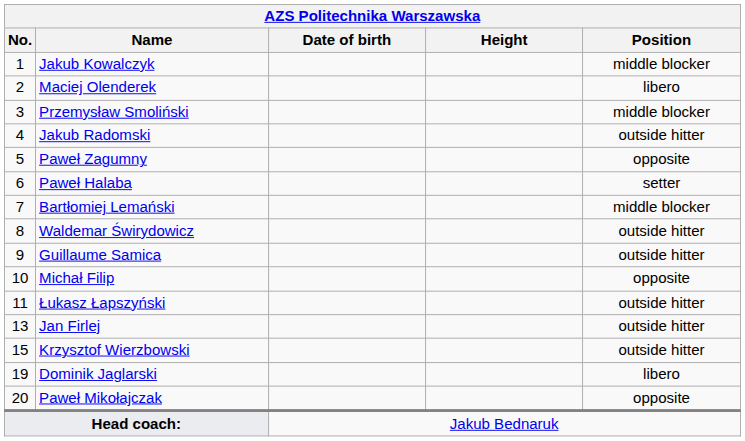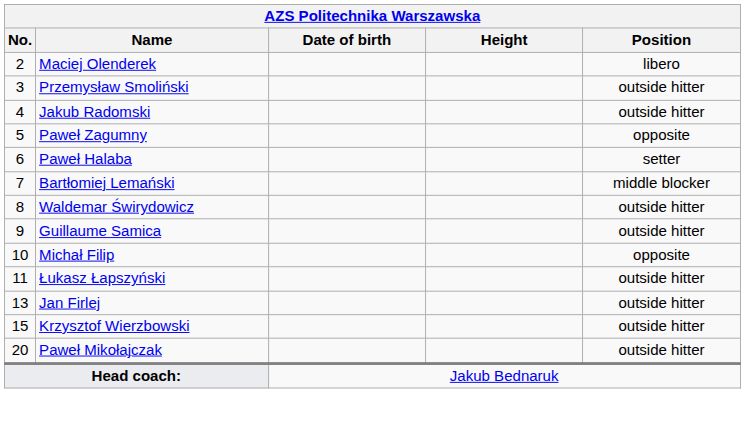- row: (97, 64)
(662, 111) middle blocker -> (661, 87) outside hitter
- row: (98, 374)
(662, 398) opposite -> (661, 350) outside hitter
